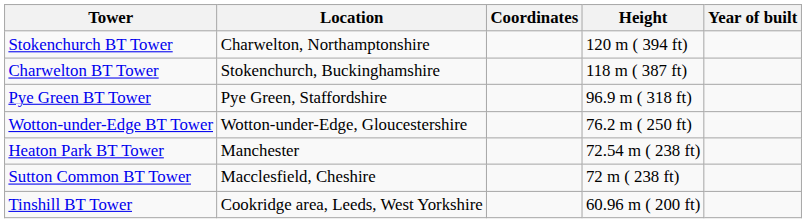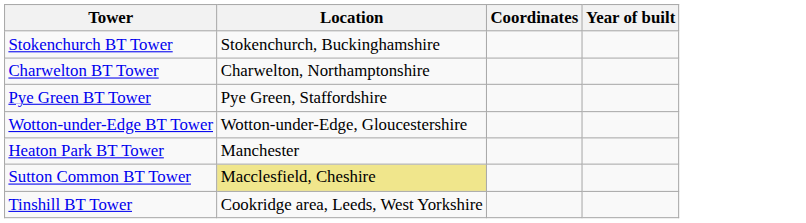- column: (643, 17)
(325, 44) Charwelton, Northamptonshire -> (330, 44) Stokenchurch, Buckinghamshire
(330, 71) Stokenchurch, Buckinghamshire -> (325, 71) Charwelton, Northamptonshire
(298, 177) no background -> (298, 177) khaki background
